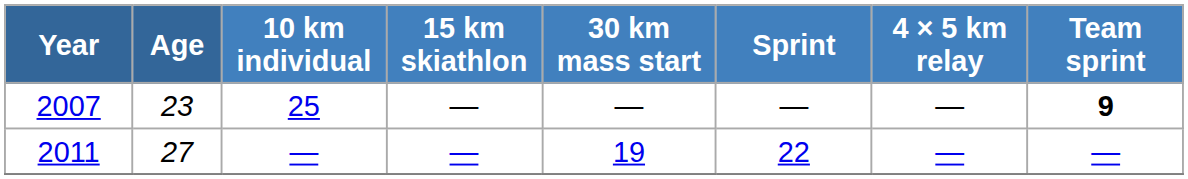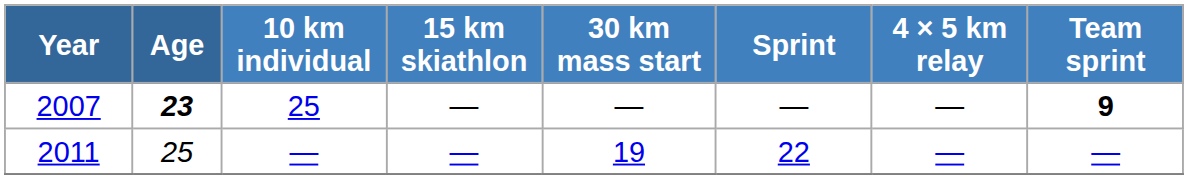(177, 106) normal -> (177, 106) bold
(177, 152) 27 -> (177, 152) 25
